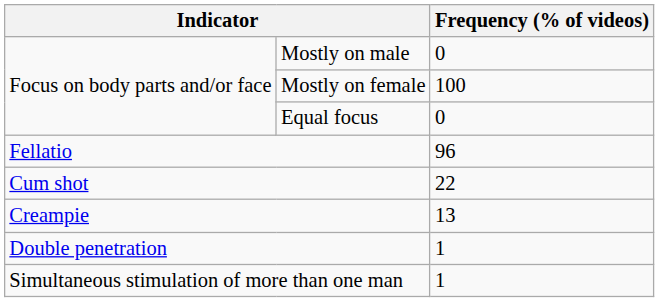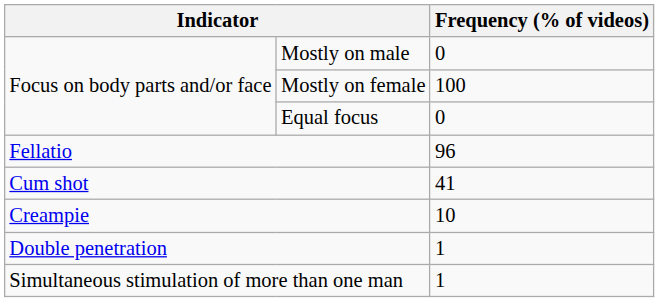(445, 183) 22 -> (445, 183) 41
(445, 215) 13 -> (445, 215) 10
